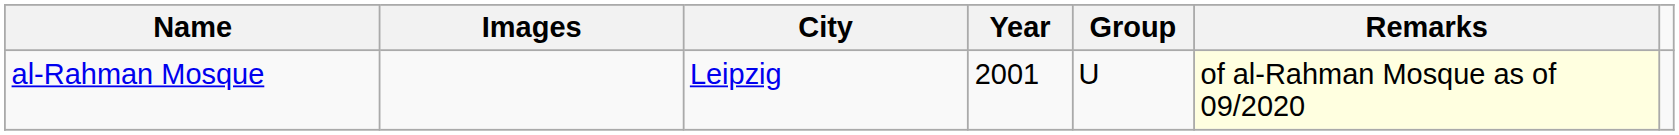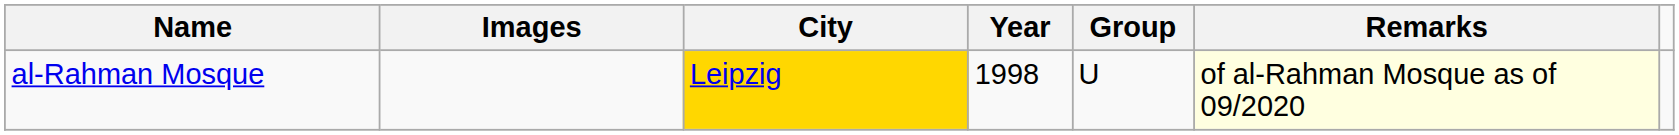(736, 73) no background -> (736, 73) gold background
(1007, 73) 2001 -> (1007, 73) 1998
